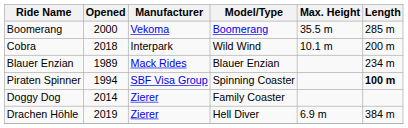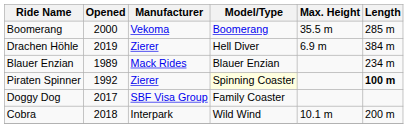rows swapped: (21, 47) <-> (43, 115)
(106, 81) 1994 -> (106, 81) 1992
(169, 81) SBF Visa Group -> (144, 81) Zierer
(254, 81) no background -> (254, 81) lightyellow background
(106, 98) 2014 -> (106, 98) 2017
(144, 98) Zierer -> (169, 98) SBF Visa Group
